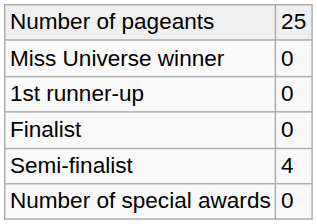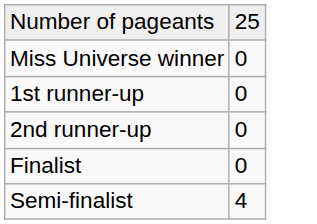+ row: (81, 129)
- row: (140, 201)
